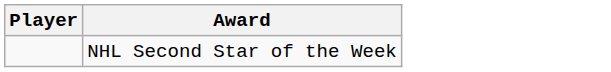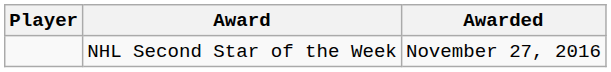+ column: (503, 20)
